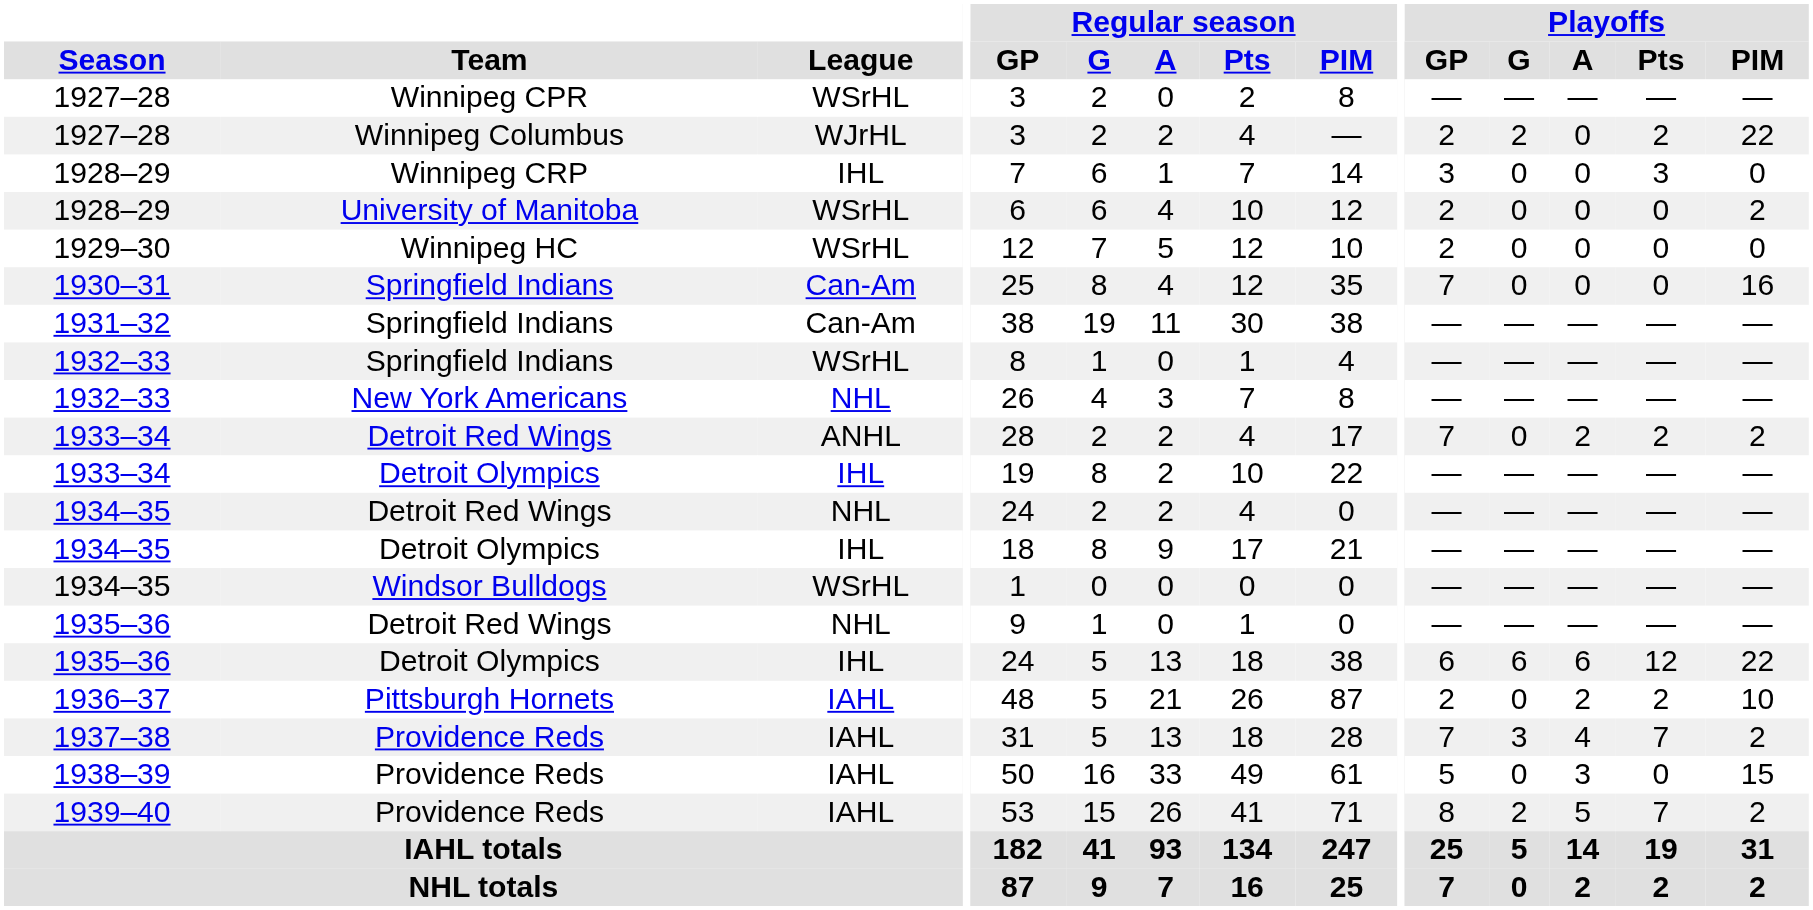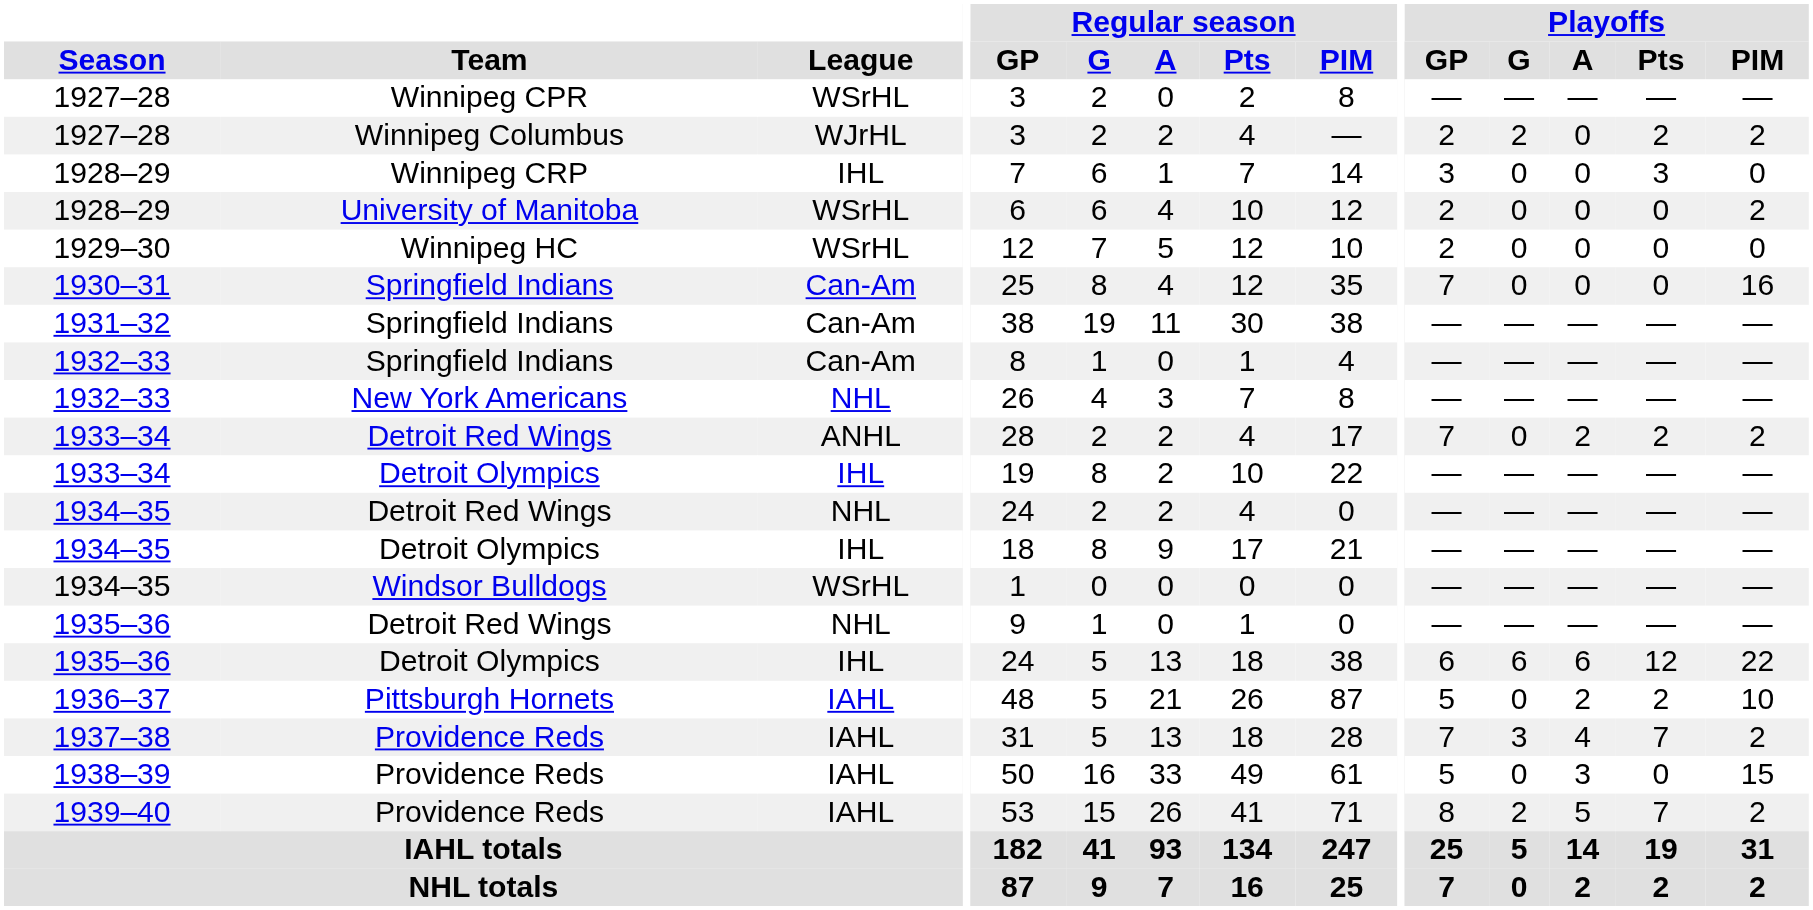(1757, 135) 22 -> (1757, 135) 2
(861, 360) WSrHL -> (861, 360) Can-Am
(1447, 699) 2 -> (1447, 699) 5
